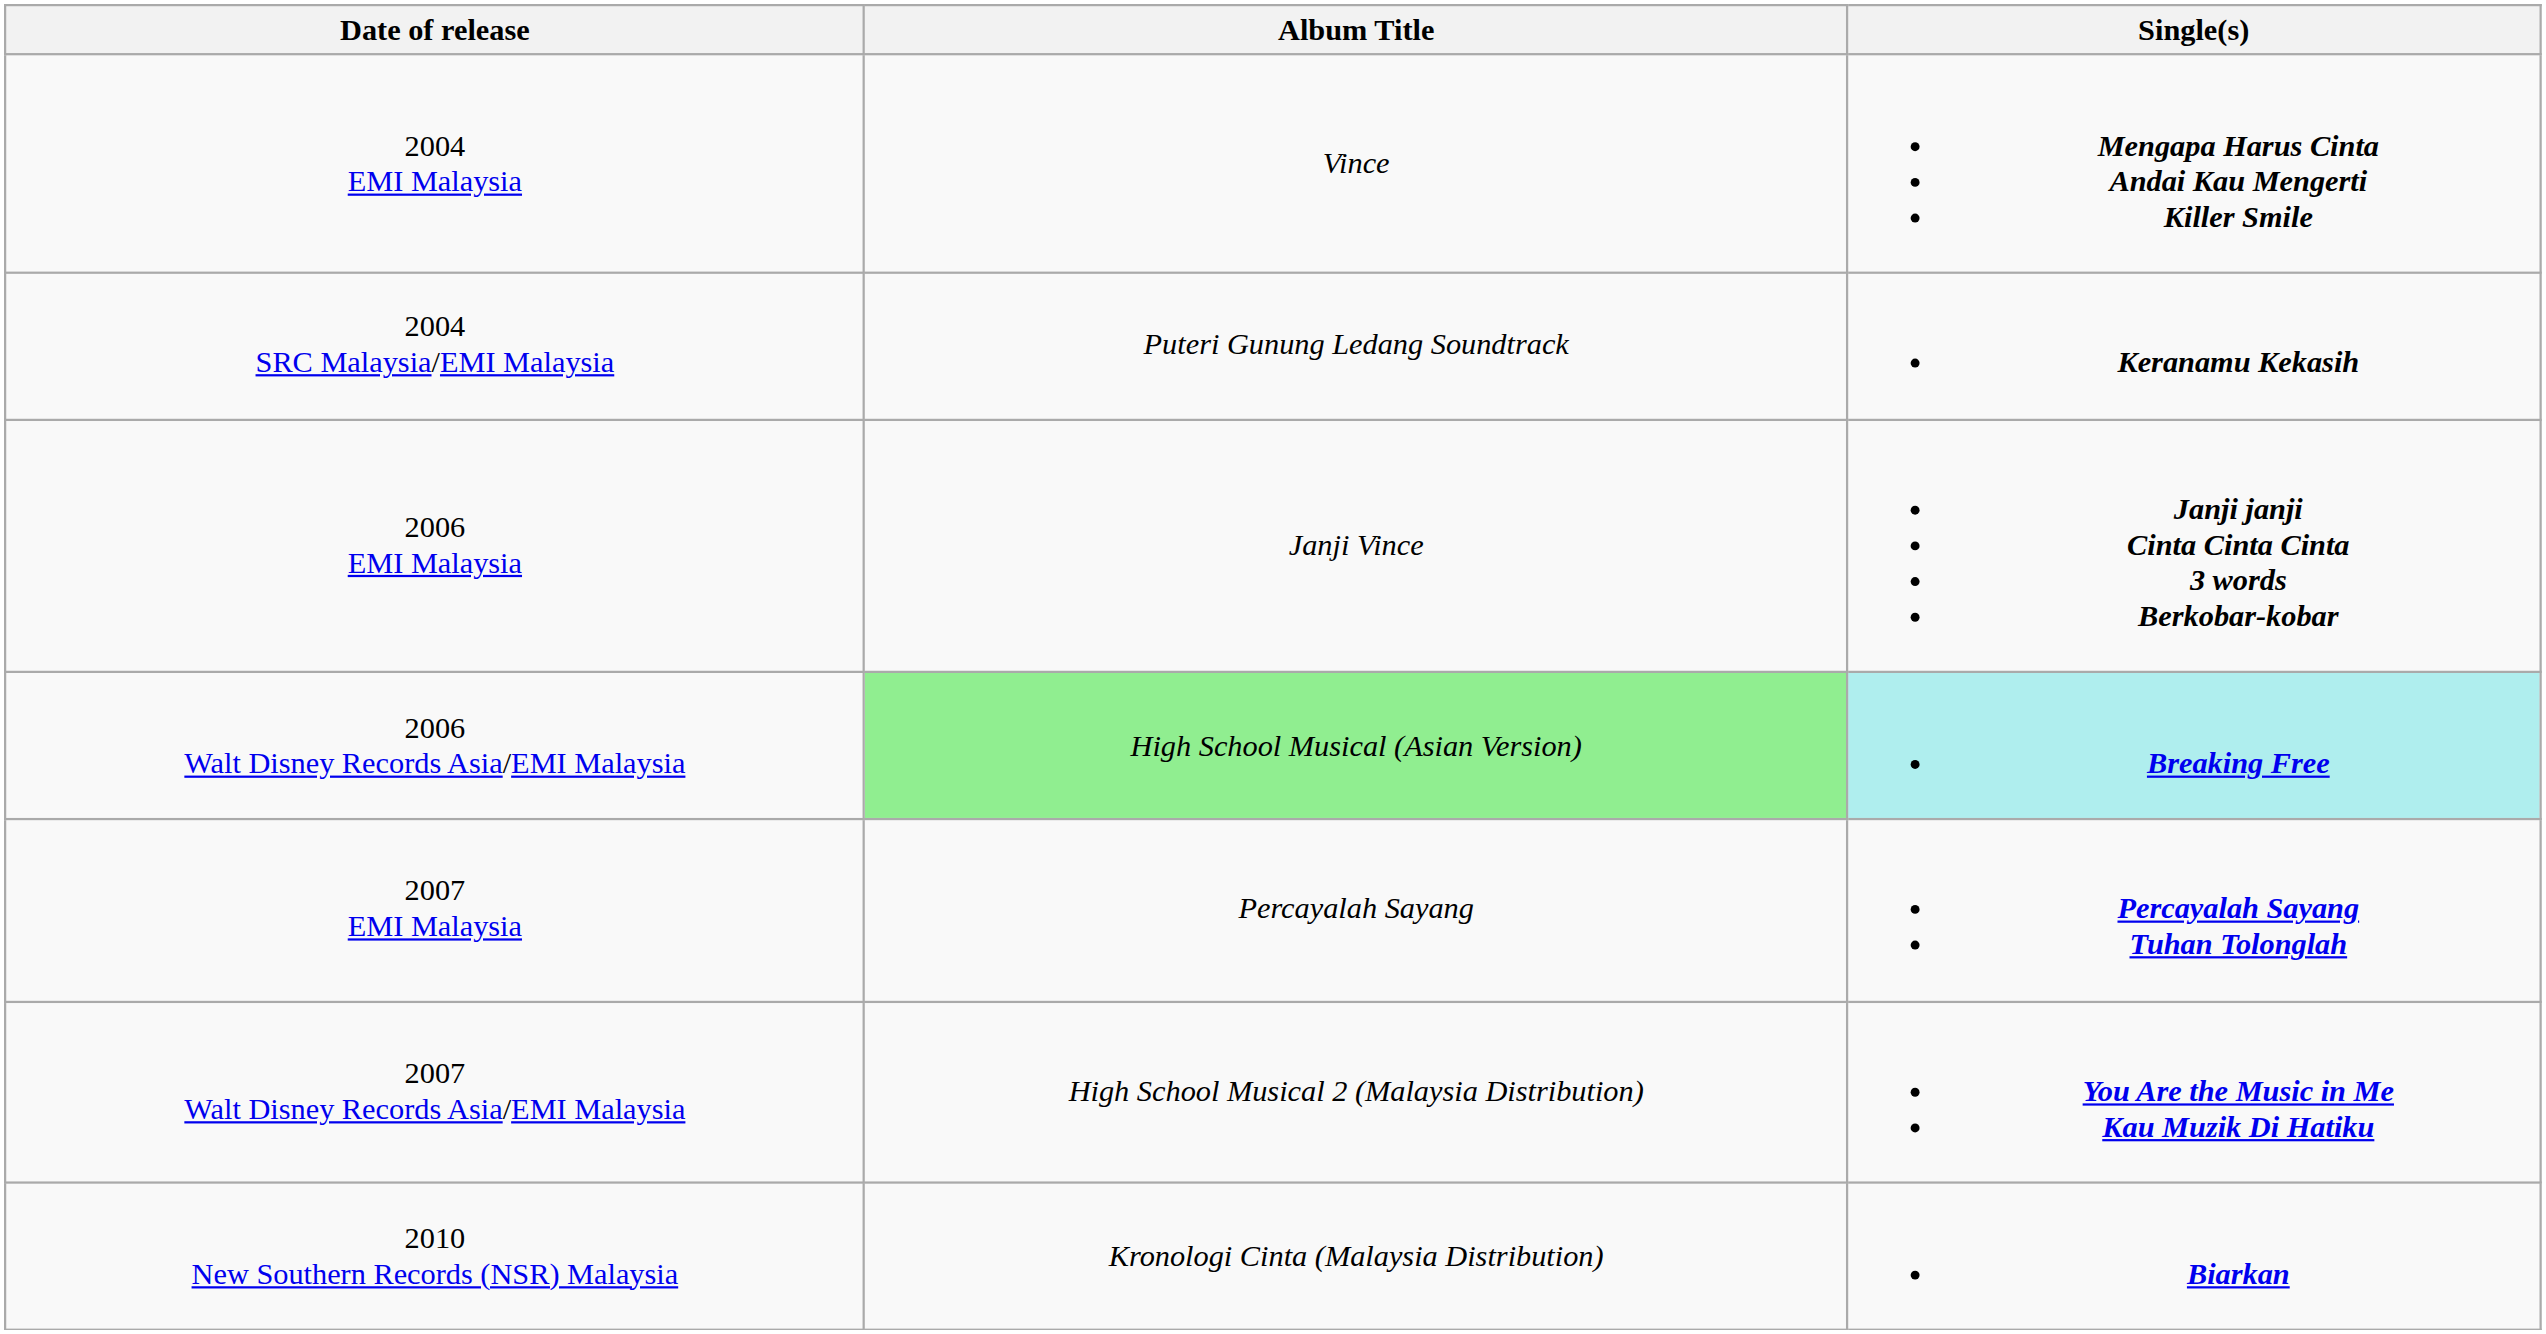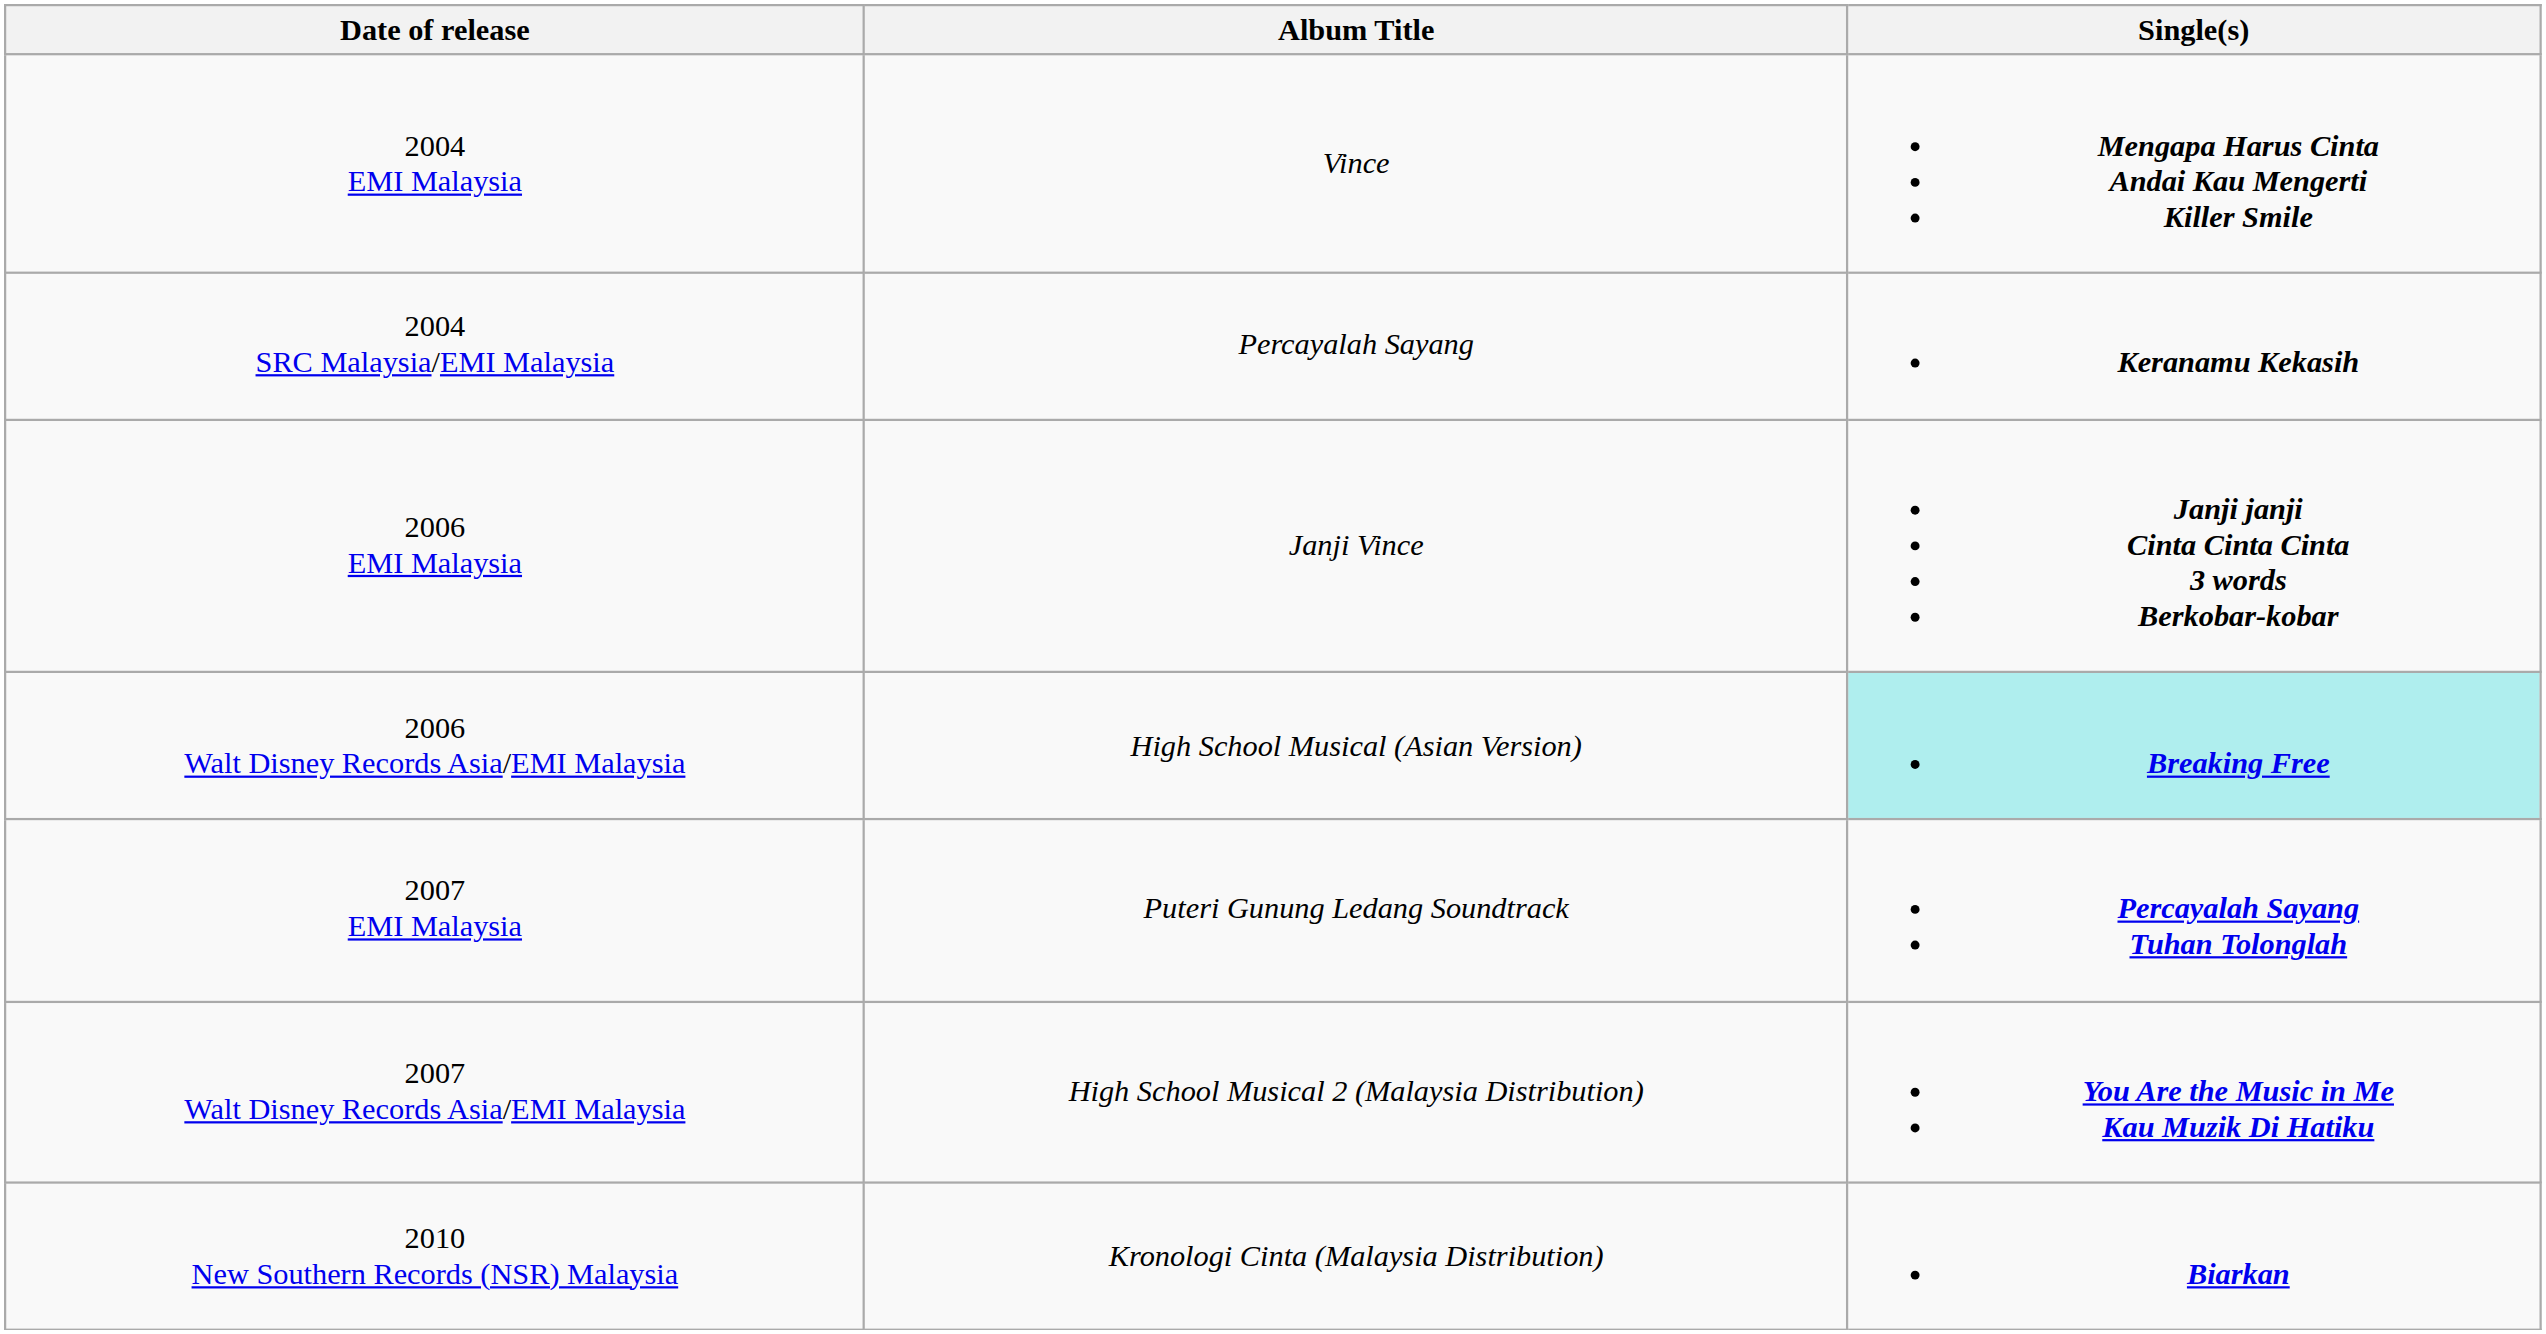(1356, 345) Puteri Gunung Ledang Soundtrack -> (1356, 345) Percayalah Sayang
(1356, 744) lightgreen background -> (1356, 744) no background
(1356, 908) Percayalah Sayang -> (1356, 908) Puteri Gunung Ledang Soundtrack
